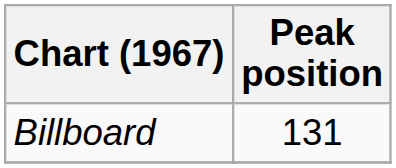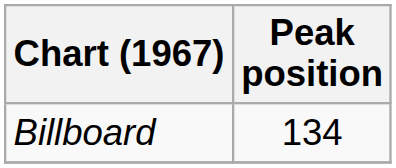(312, 132) 131 -> (312, 132) 134
